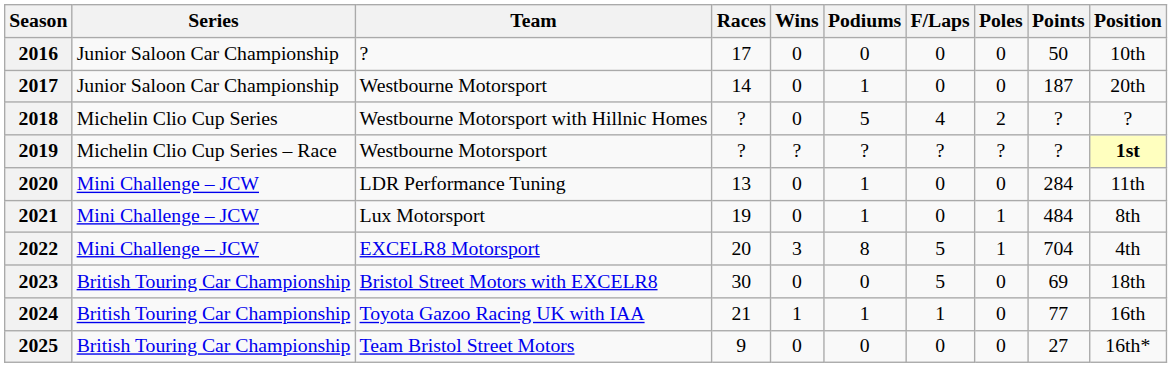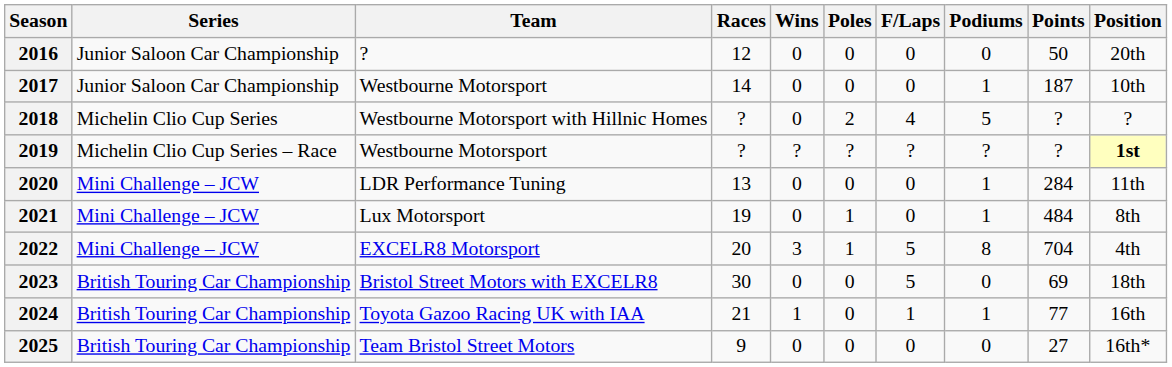columns swapped: (1001, 21) <-> (865, 21)
(741, 53) 17 -> (741, 53) 12
(1128, 53) 10th -> (1128, 53) 20th
(1128, 86) 20th -> (1128, 86) 10th
